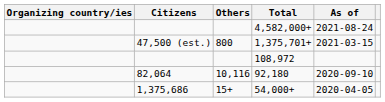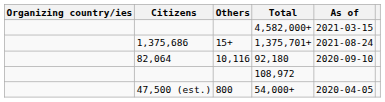(345, 28) 2021-08-24 -> (345, 28) 2021-03-15
(174, 43) 47,500 (est.) -> (163, 43) 1,375,686
(224, 43) 800 -> (224, 43) 15+
(345, 43) 2021-03-15 -> (345, 43) 2021-08-24
rows swapped: (272, 74) <-> (274, 58)
(163, 89) 1,375,686 -> (174, 89) 47,500 (est.)
(224, 89) 15+ -> (224, 89) 800
